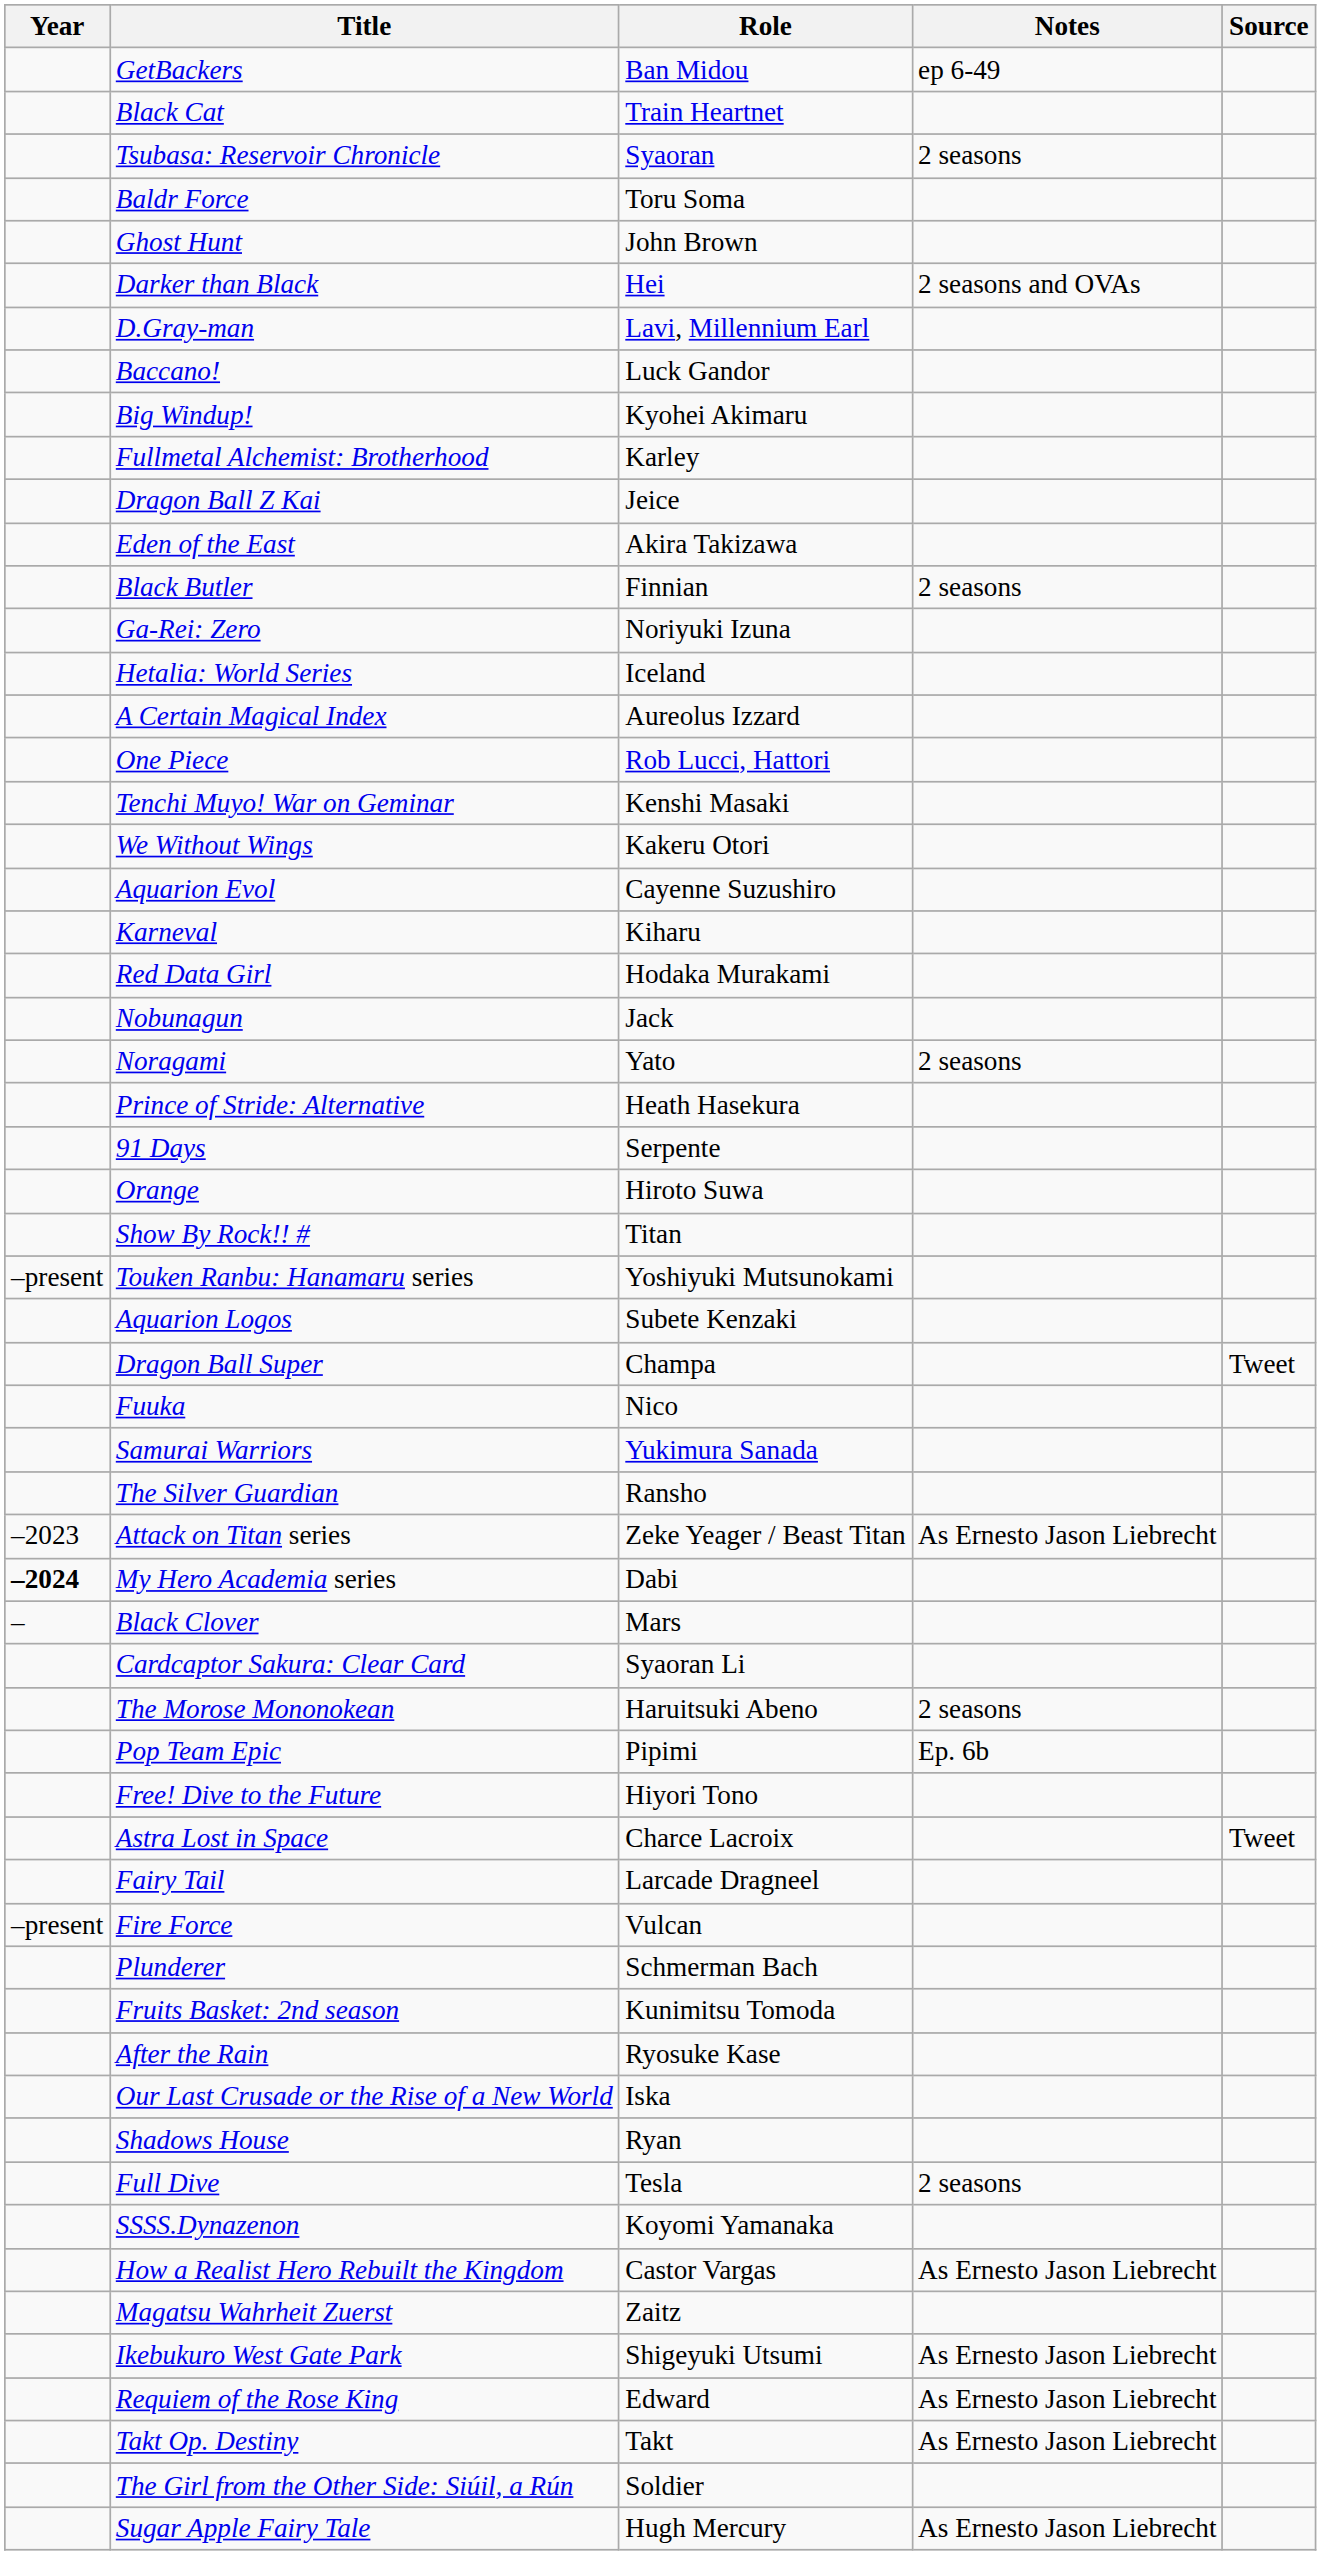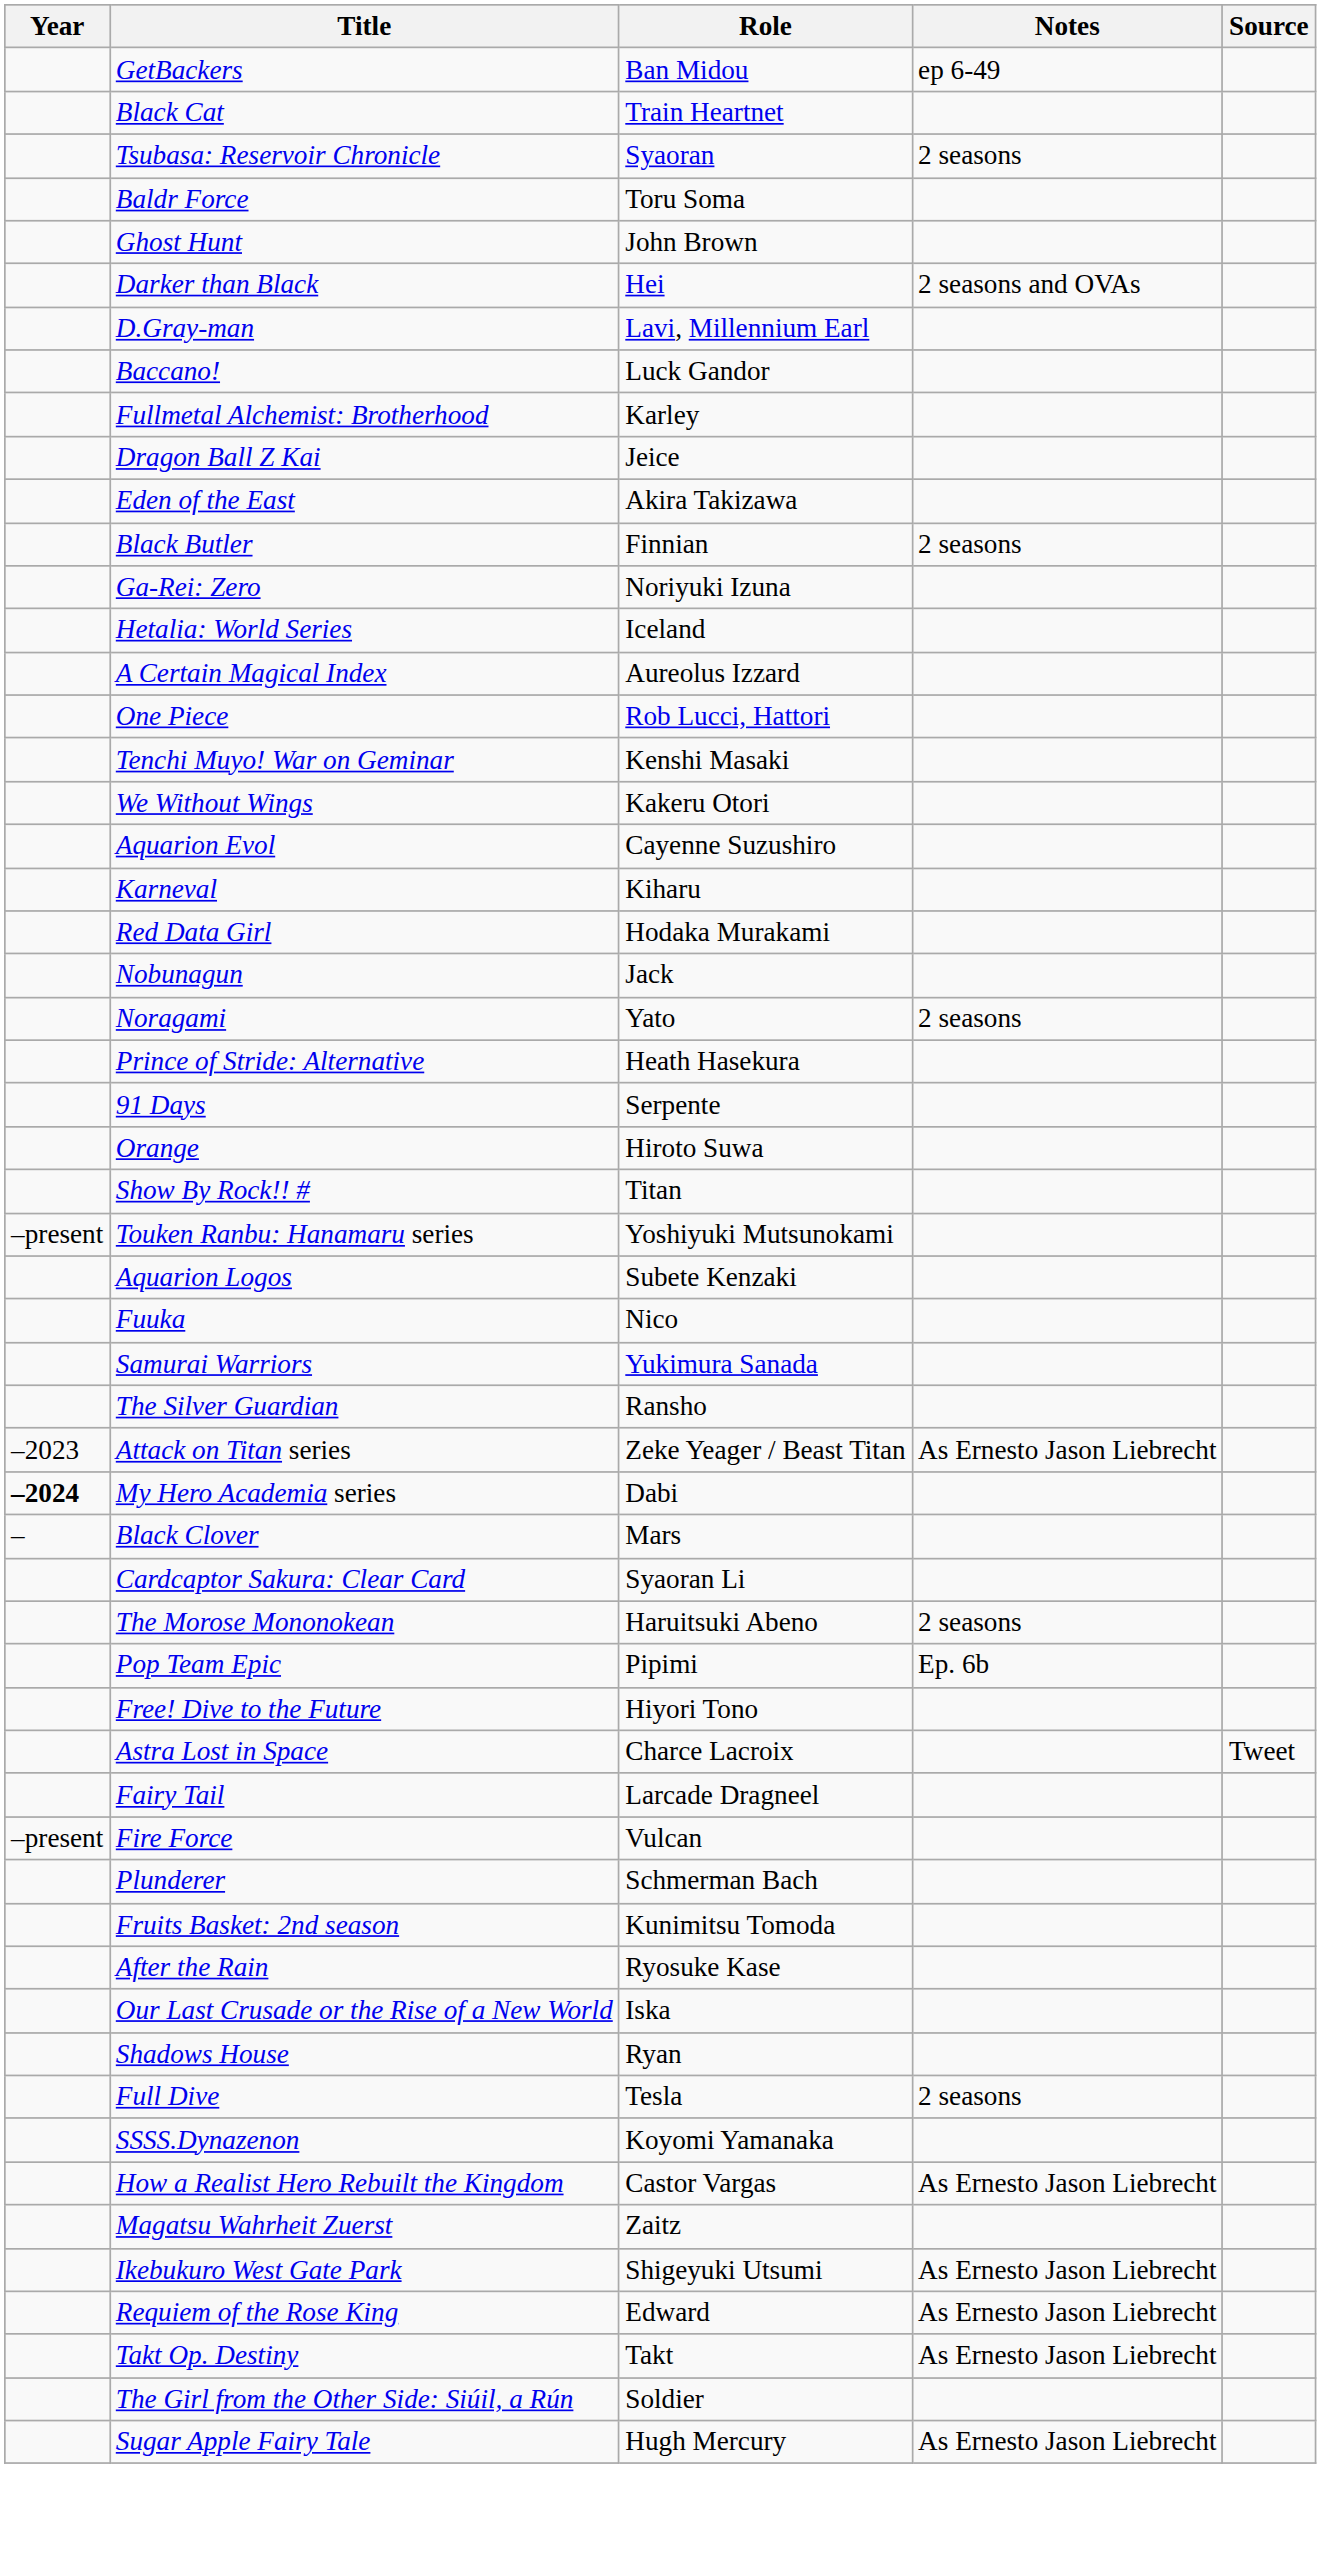- row: (184, 414)
- row: (219, 1363)
